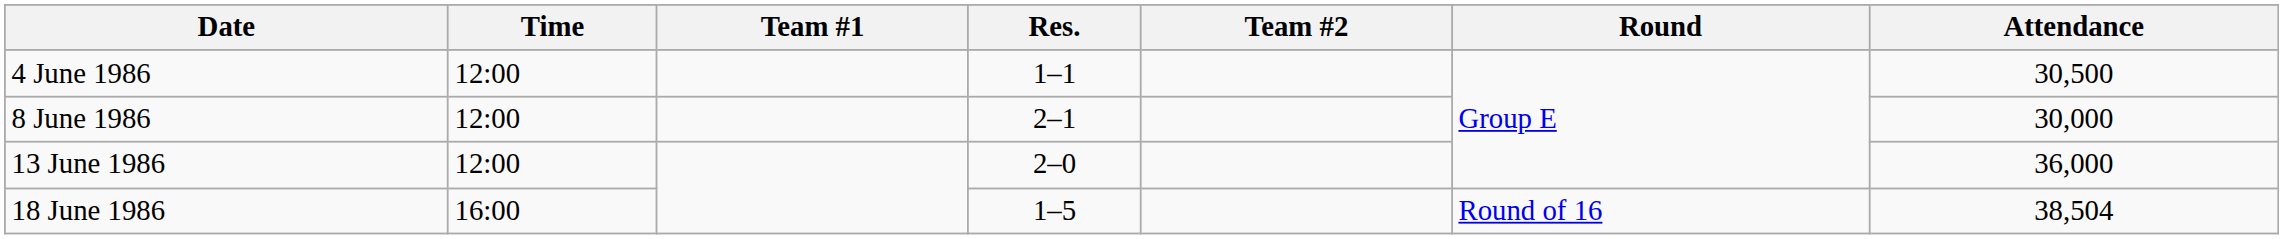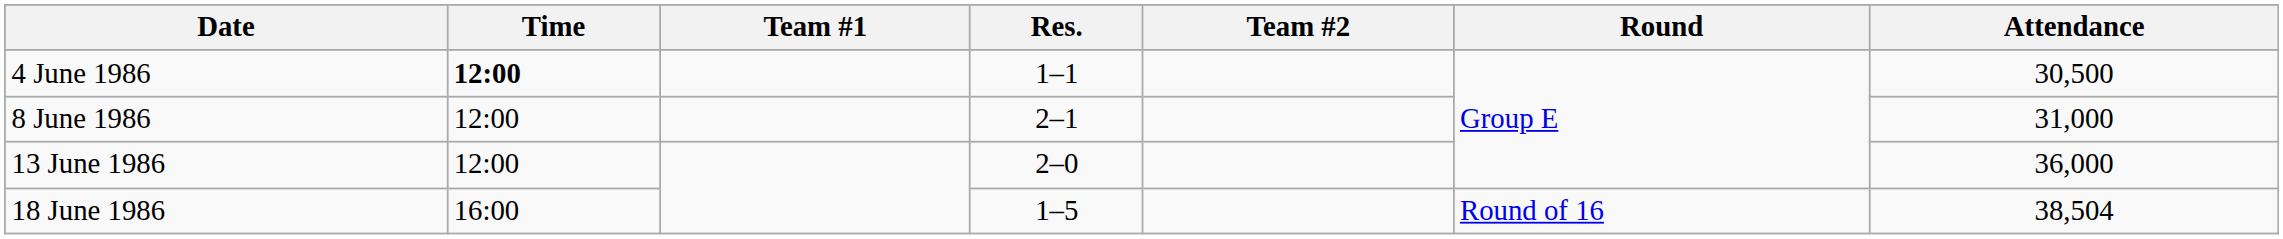(487, 73) normal -> (487, 73) bold
(2074, 118) 30,000 -> (2074, 118) 31,000
